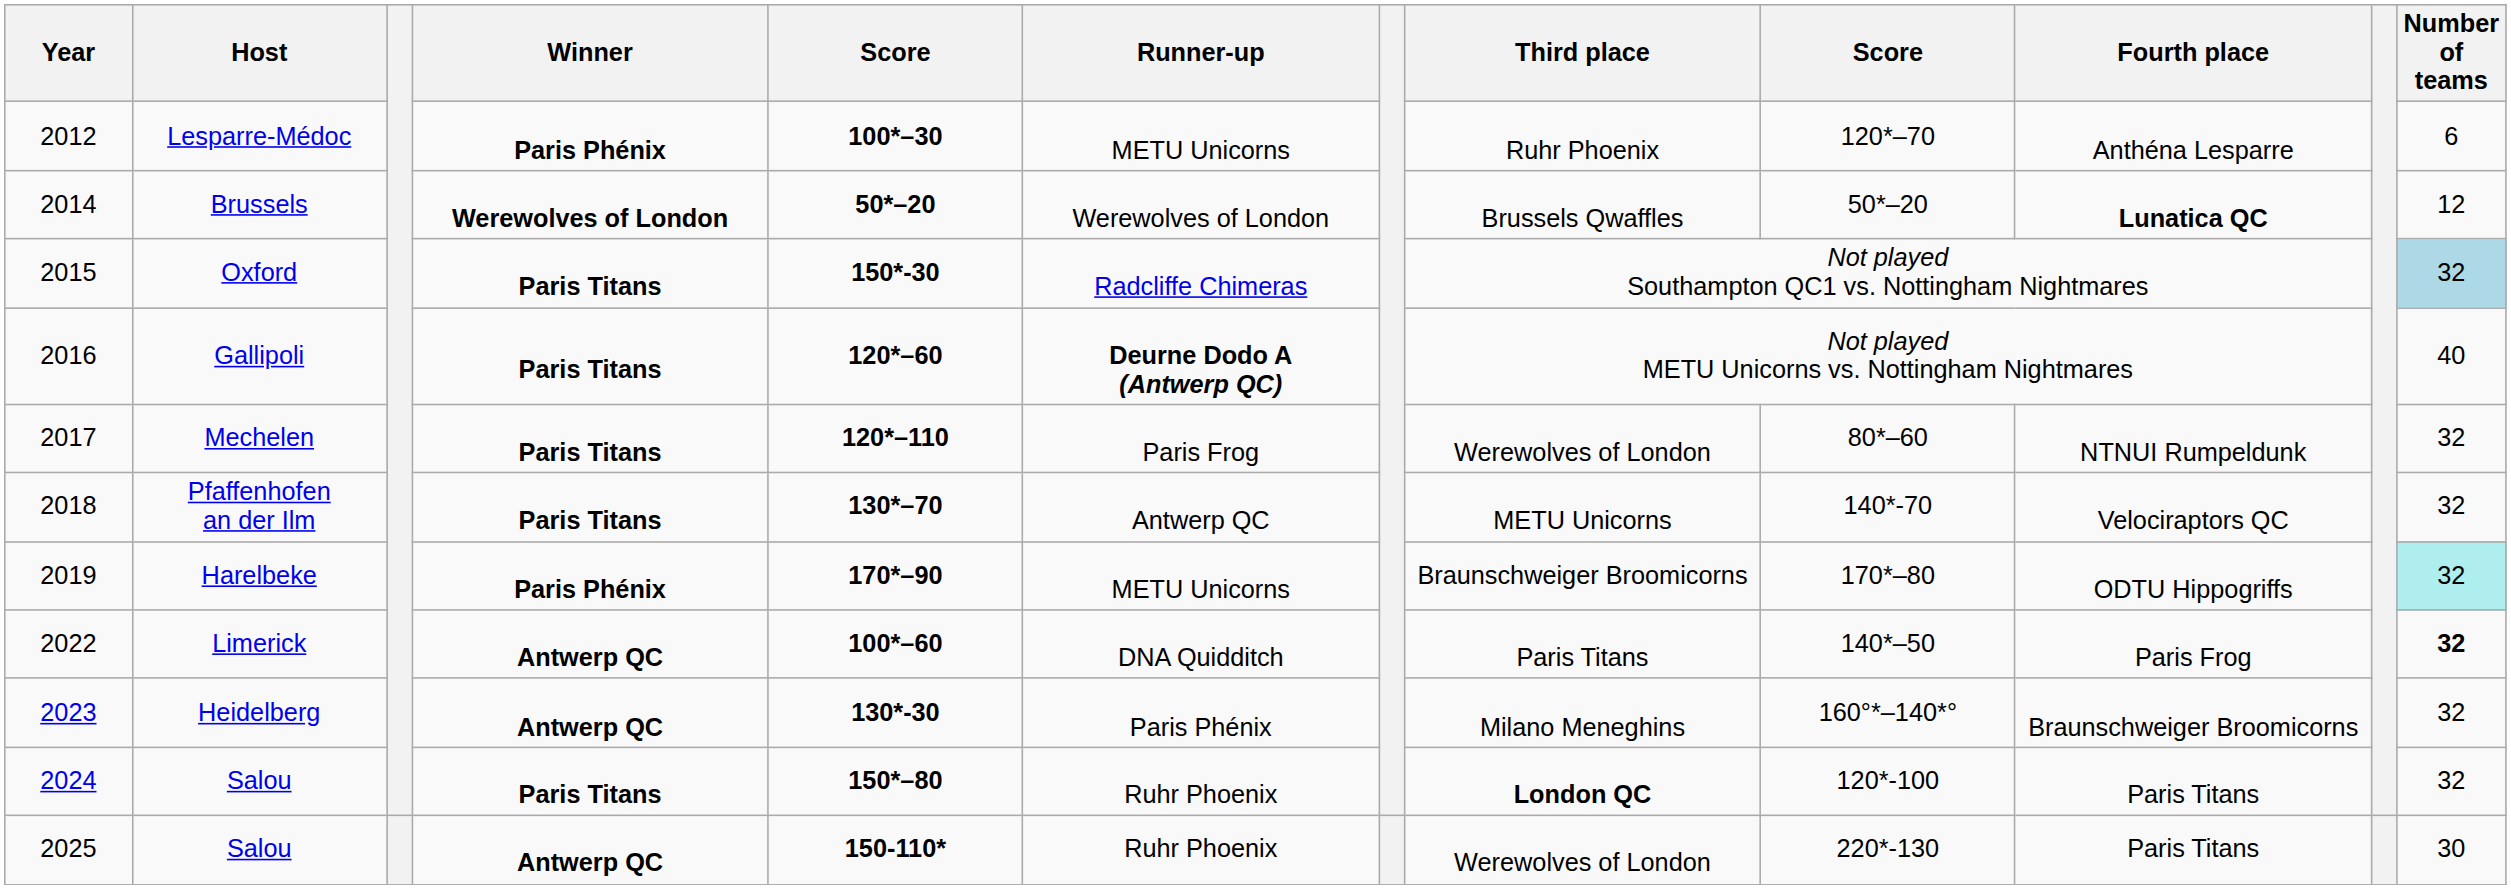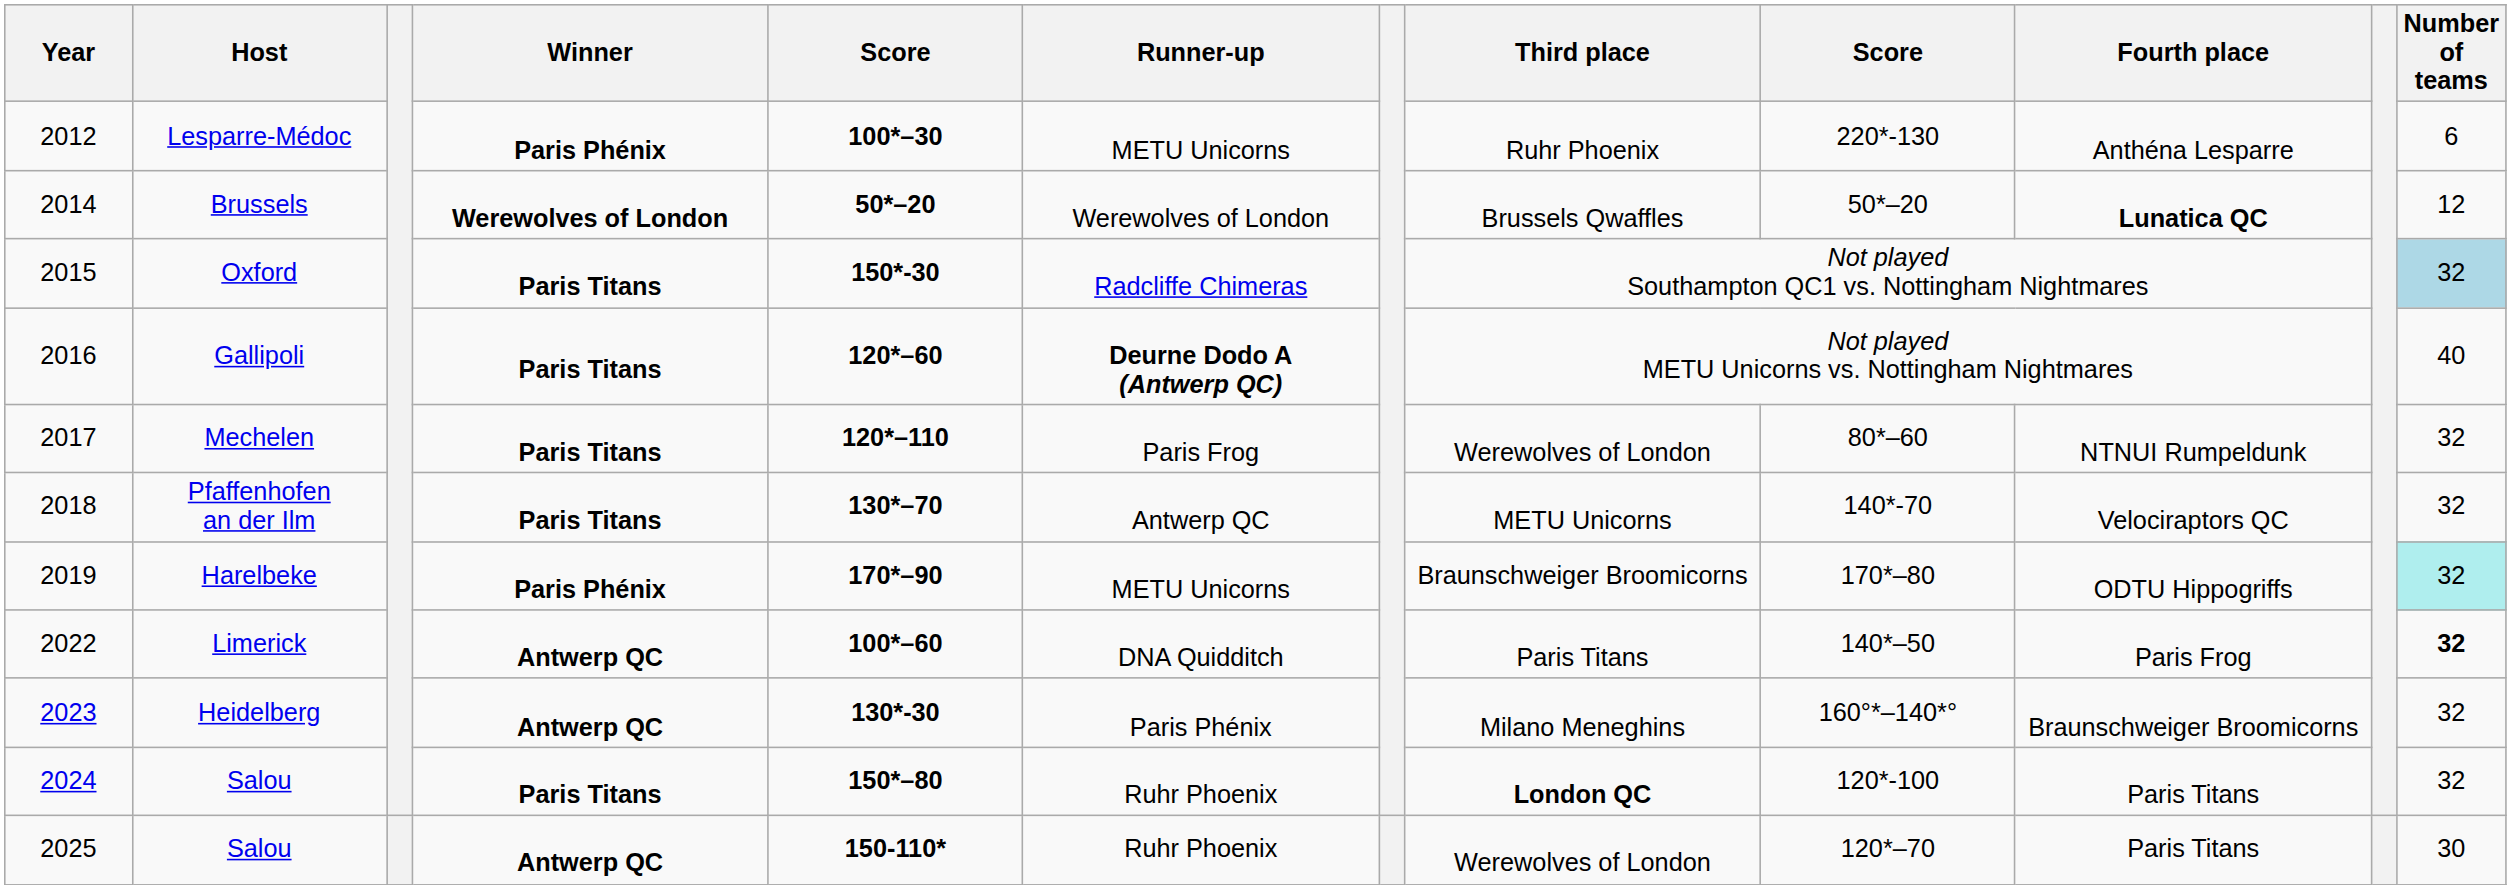(1888, 135) 120*–70 -> (1888, 135) 220*-130
(1888, 849) 220*-130 -> (1888, 849) 120*–70
